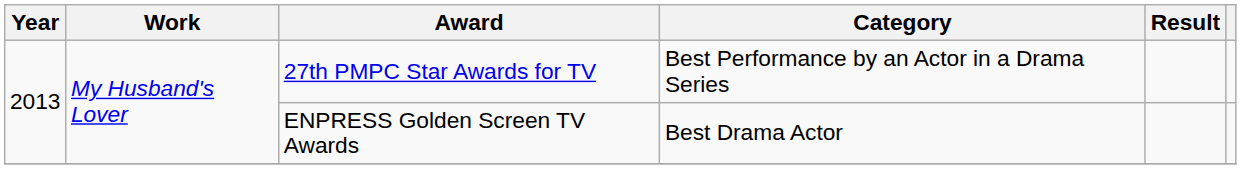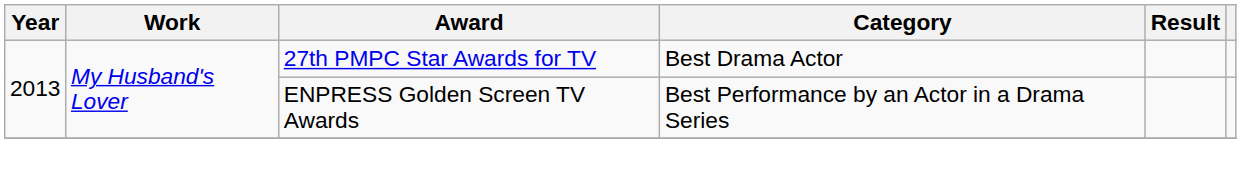(875, 71) Best Performance by an Actor in a Drama Series -> (754, 58) Best Drama Actor
(754, 132) Best Drama Actor -> (875, 107) Best Performance by an Actor in a Drama Series
